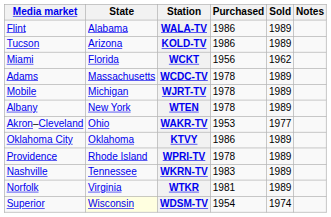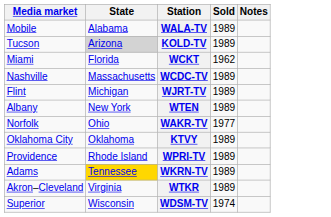- column: (239, 12)
(16, 28) Flint -> (21, 28) Mobile
(105, 44) no background -> (105, 44) lightgrey background
(22, 76) Adams -> (27, 76) Nashville
(21, 92) Mobile -> (16, 92) Flint
(45, 124) Akron–Cleveland -> (23, 124) Norfolk
(27, 172) Nashville -> (22, 172) Adams
(112, 172) no background -> (112, 172) gold background
(23, 188) Norfolk -> (45, 188) Akron–Cleveland
(111, 204) lightyellow background -> (111, 204) no background
